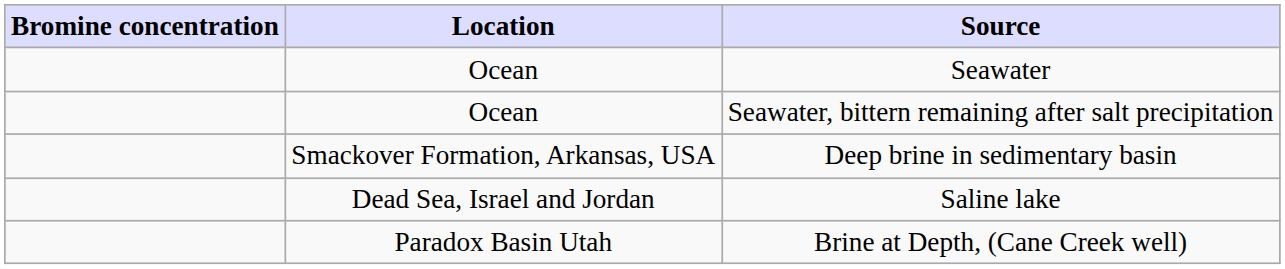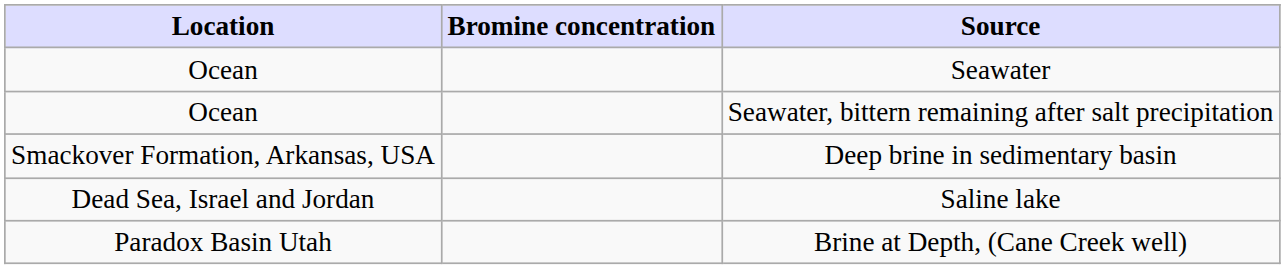columns swapped: (503, 26) <-> (145, 26)
